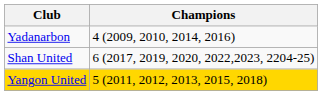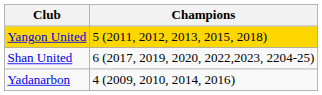rows swapped: (47, 80) <-> (39, 37)
